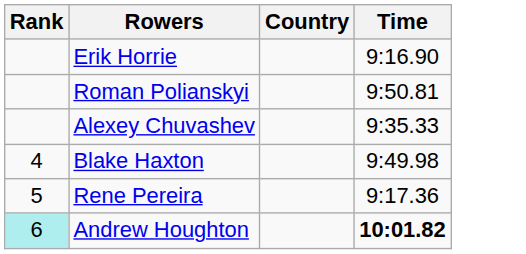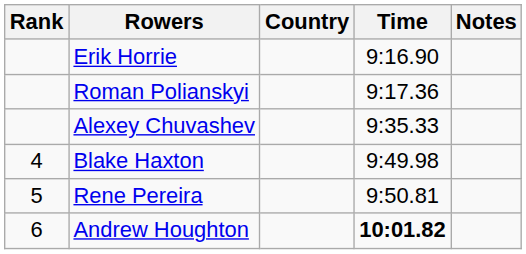+ column: (486, 21)
(402, 91) 9:50.81 -> (402, 91) 9:17.36
(402, 195) 9:17.36 -> (402, 195) 9:50.81
(37, 230) paleturquoise background -> (37, 230) no background
